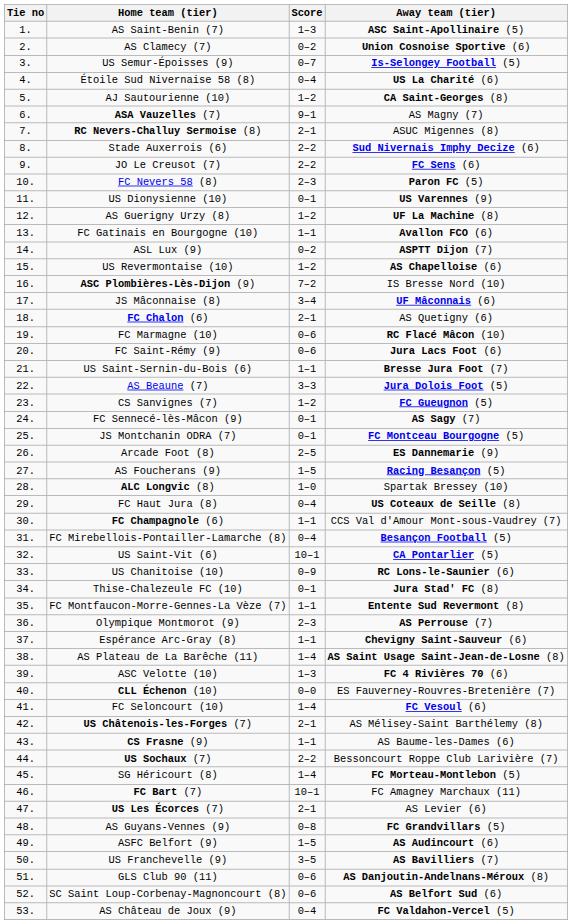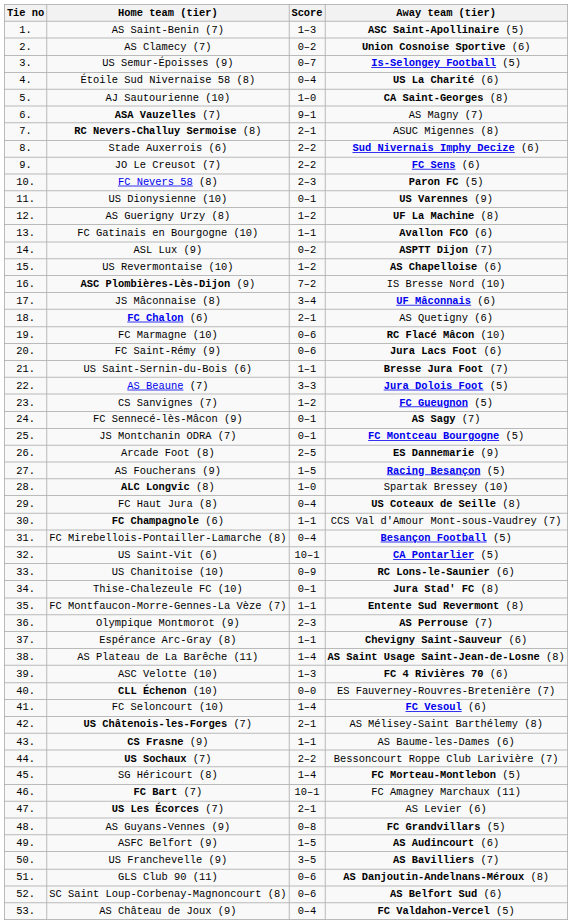(307, 98) 1–2 -> (307, 98) 1–0
